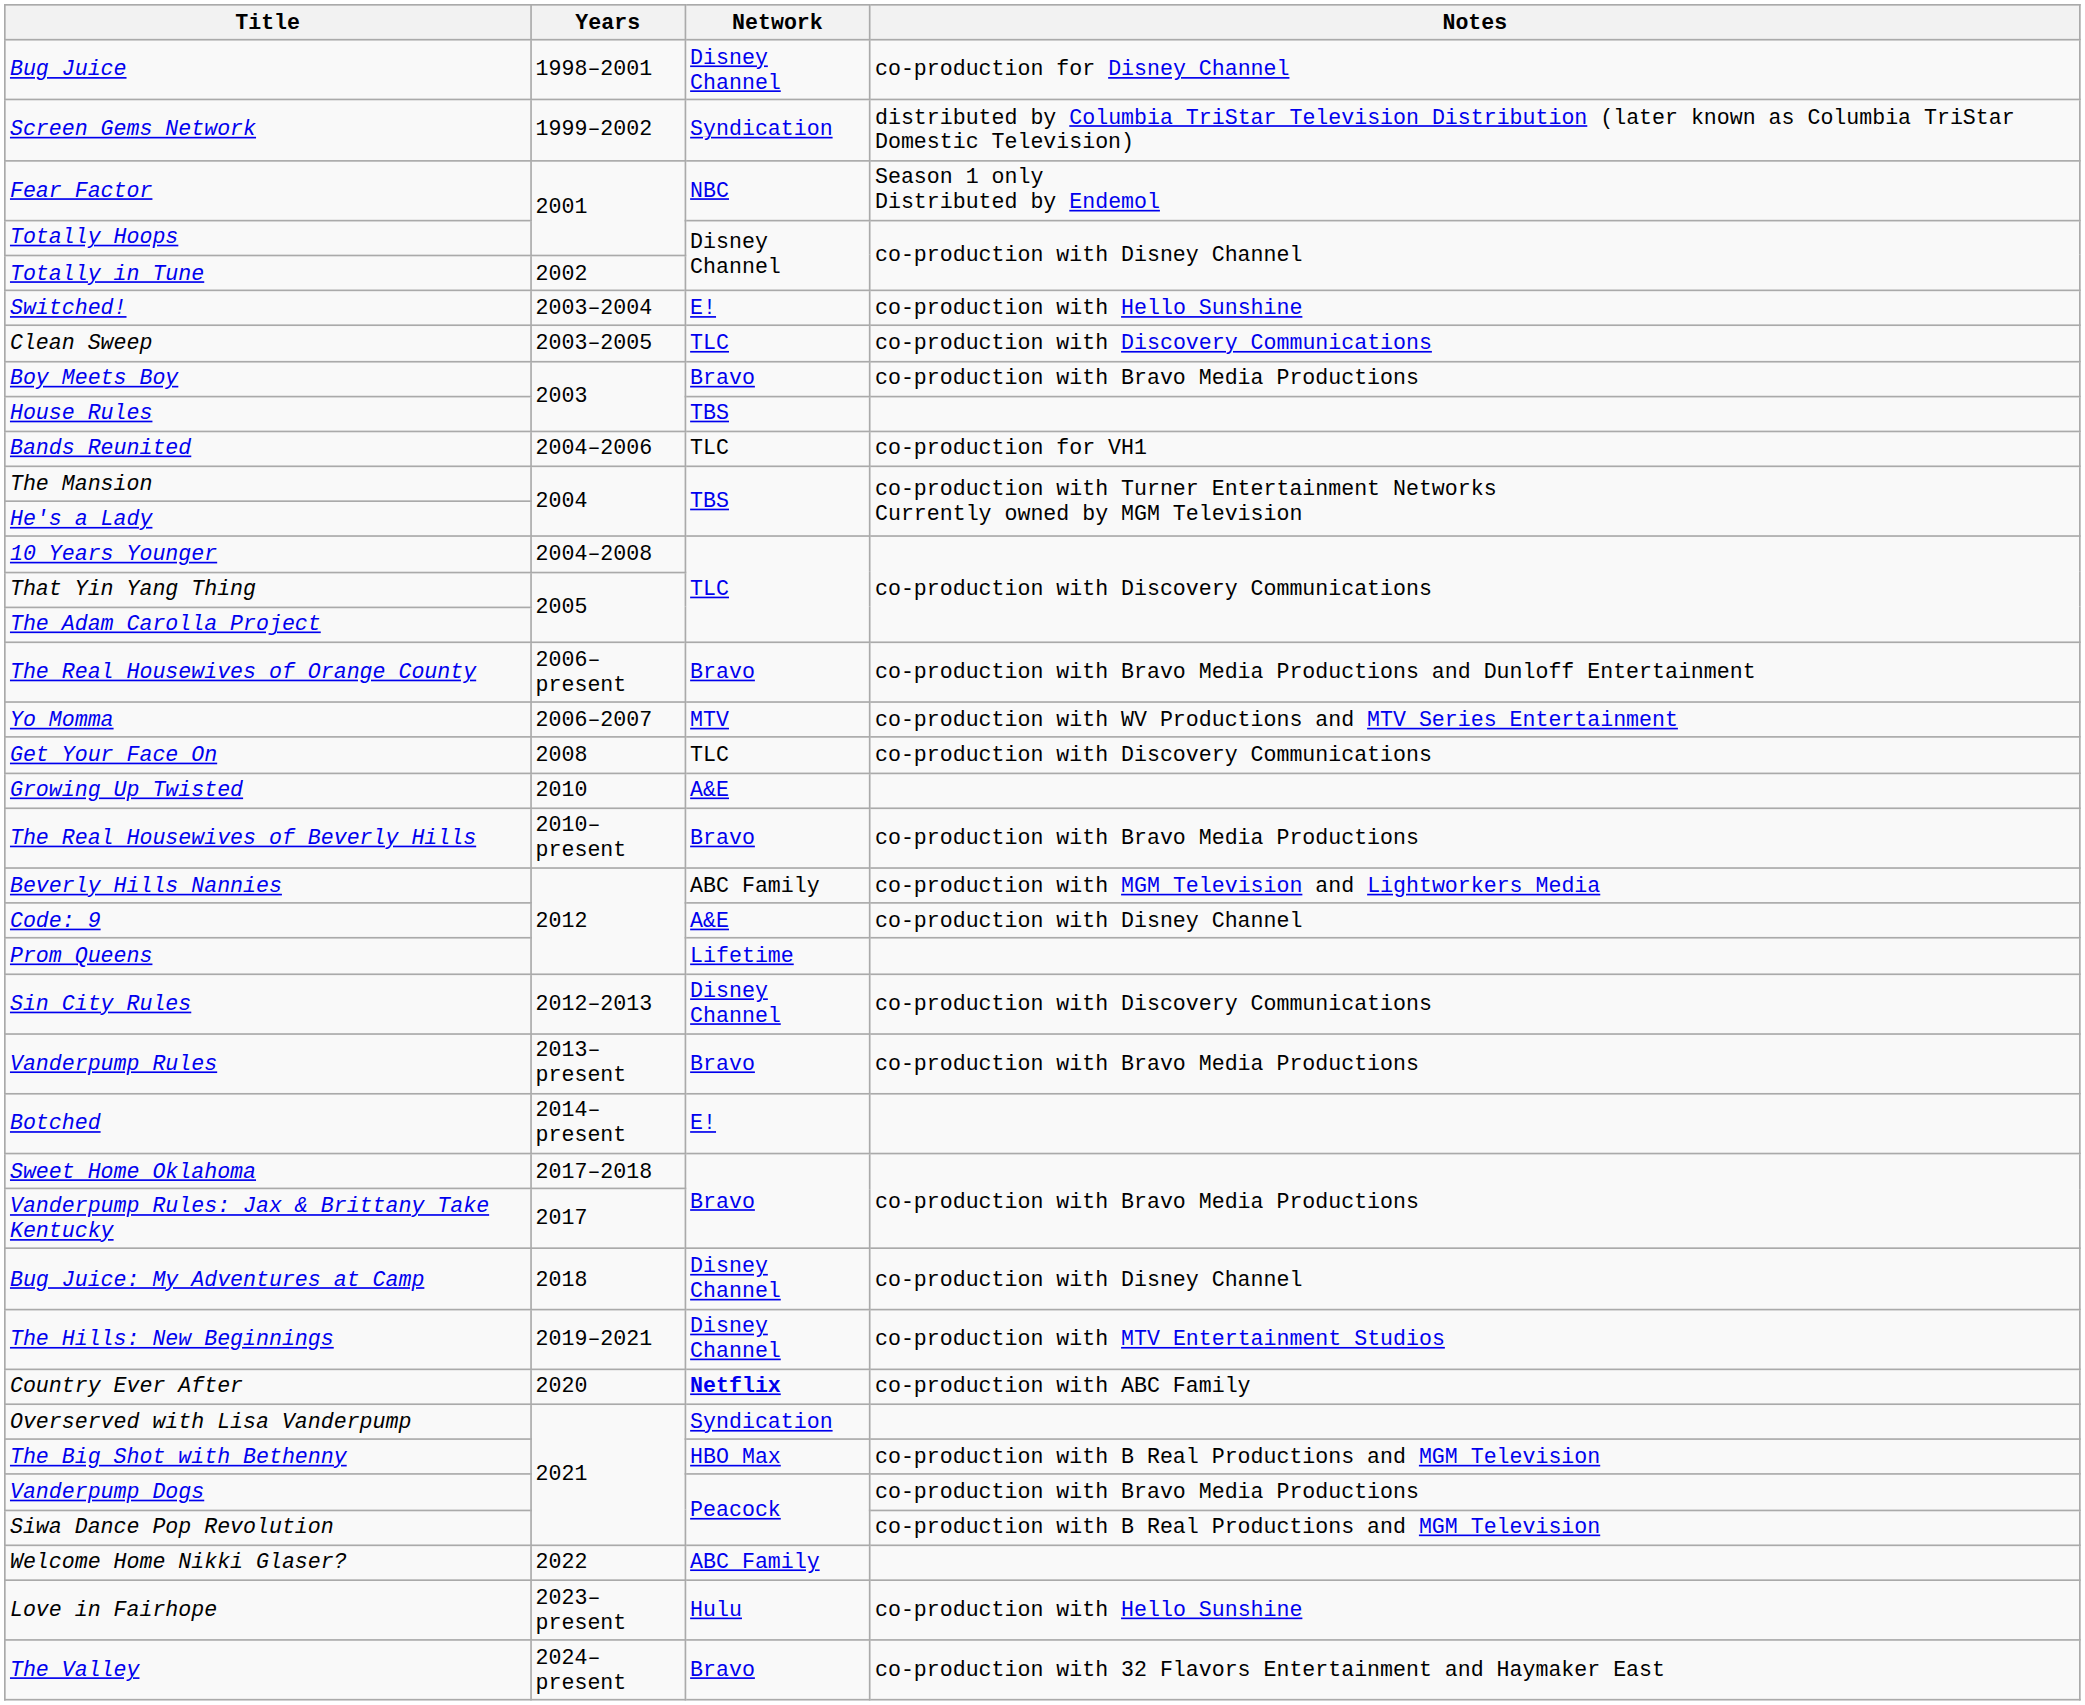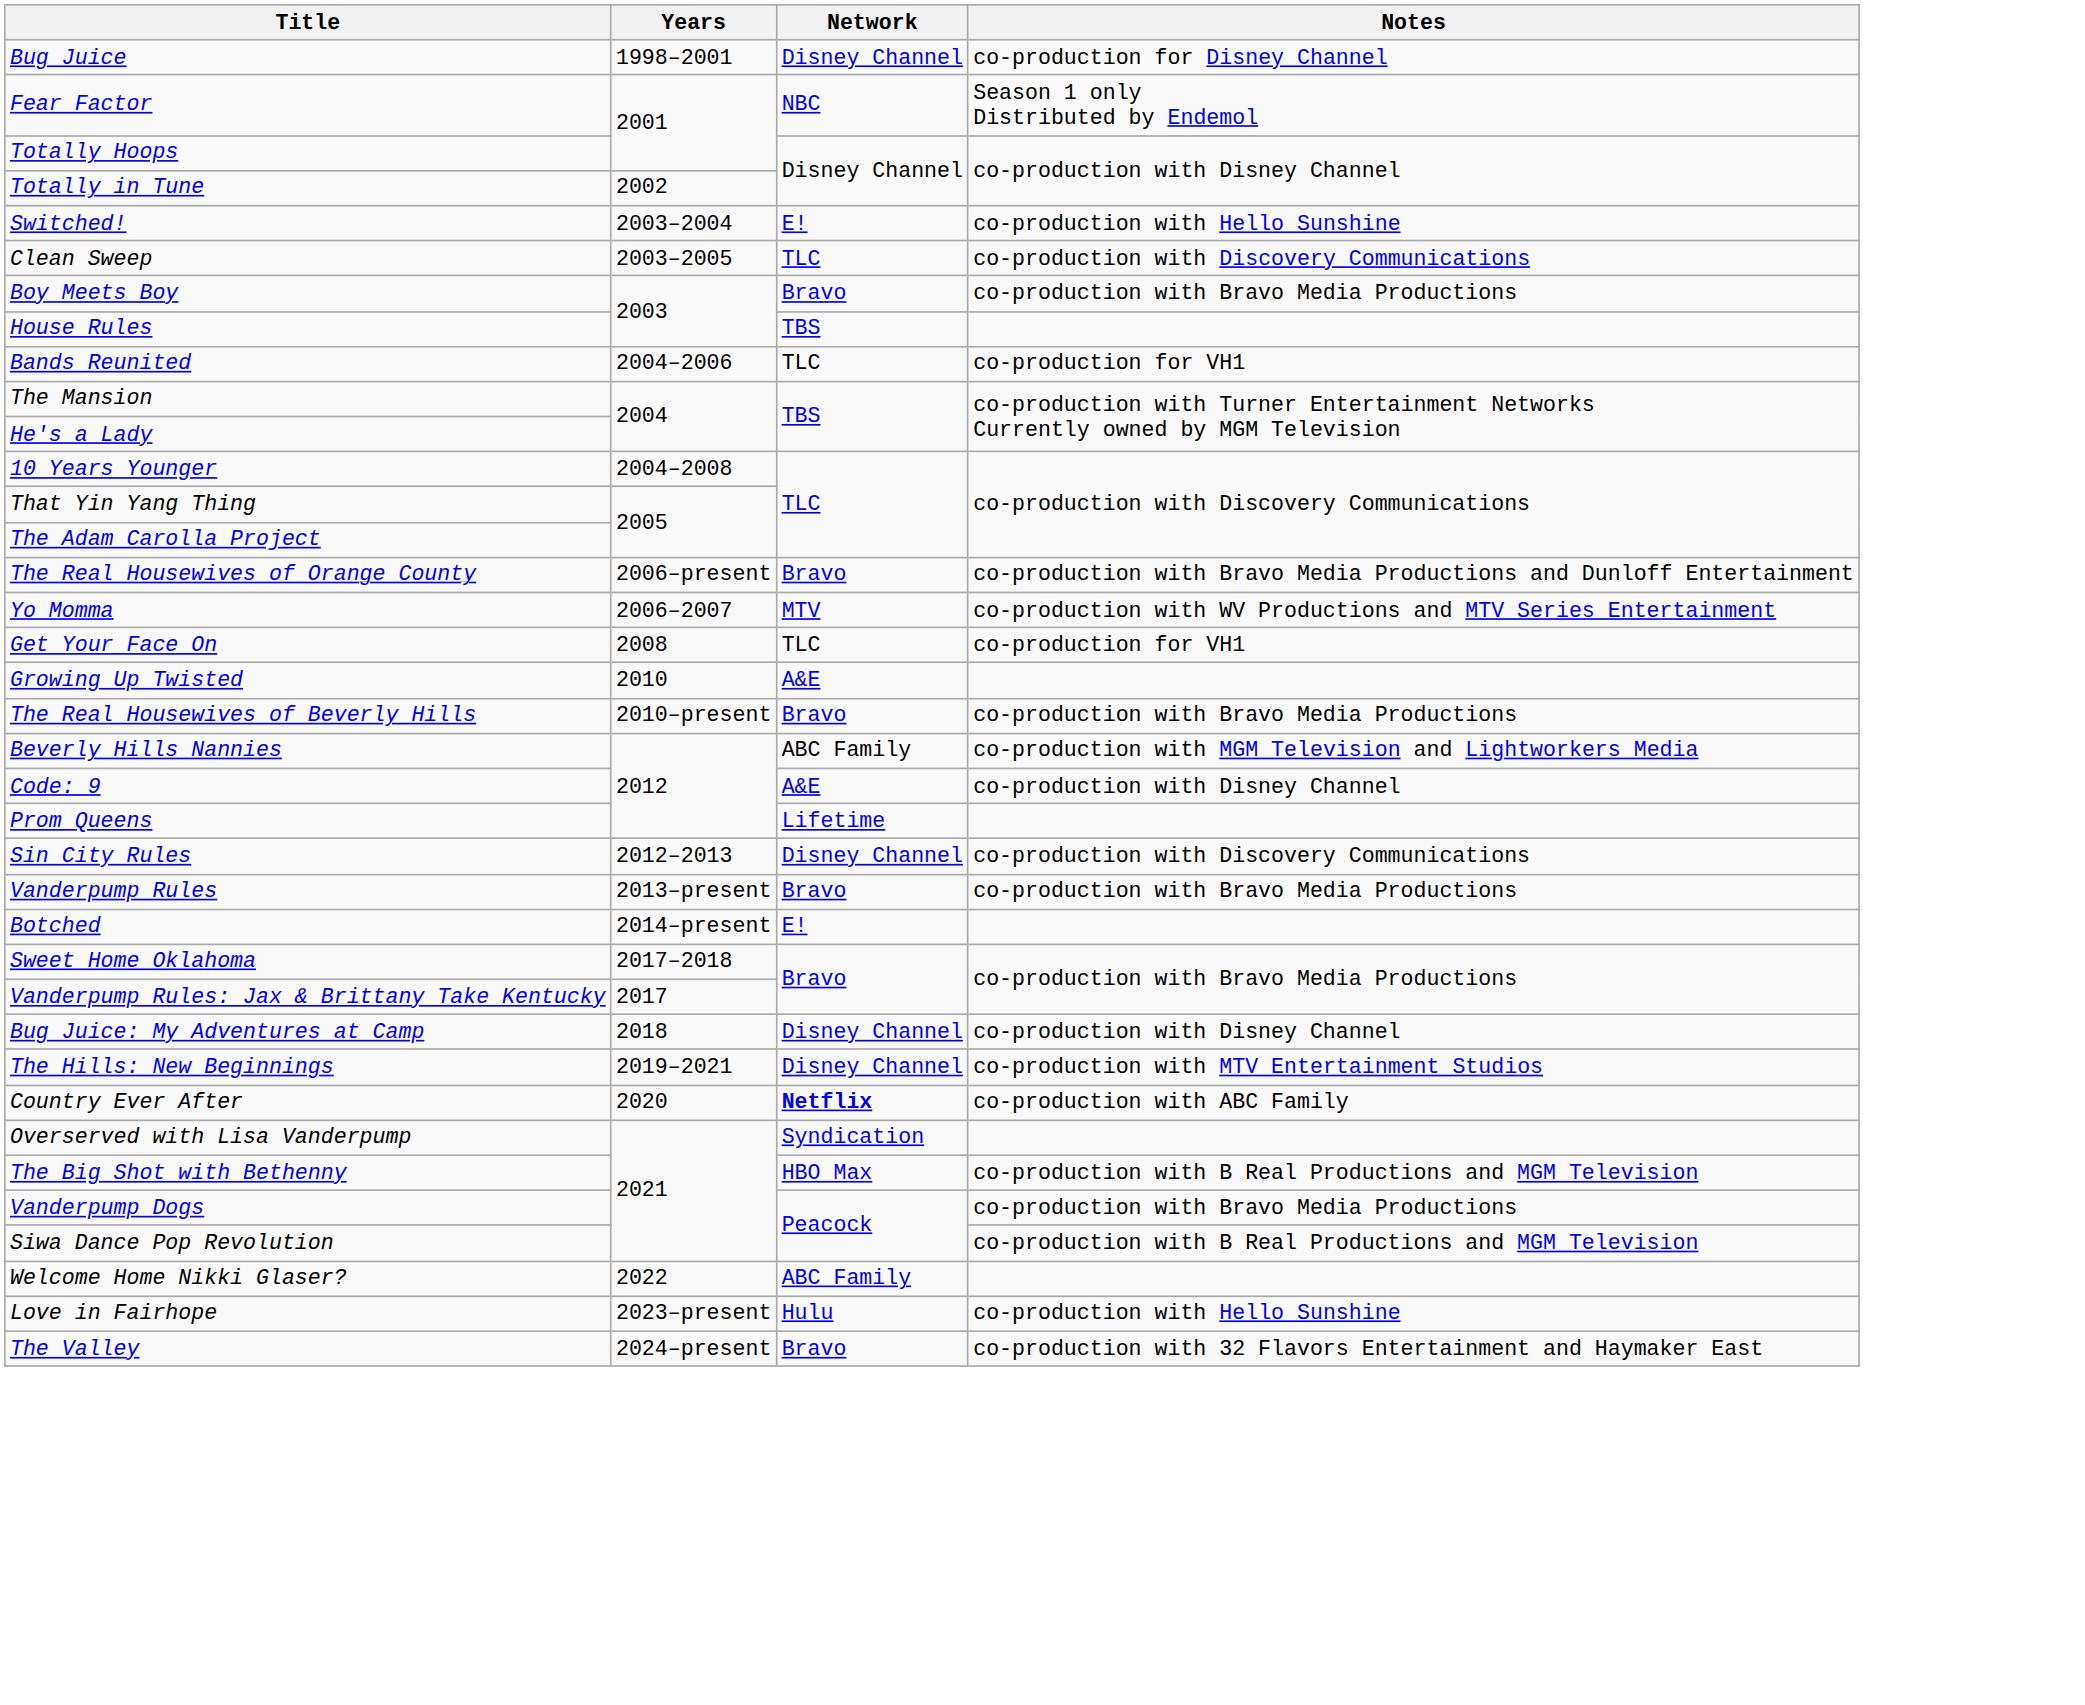- row: (133, 130)
(1153, 755) co-production with Discovery Communications -> (1109, 645) co-production for VH1
